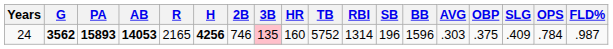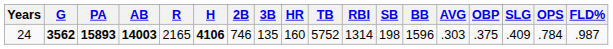(139, 35) 14053 -> (139, 35) 14003
(211, 35) 4256 -> (211, 35) 4106
(268, 35) pink background -> (268, 35) no background
(389, 35) 196 -> (389, 35) 198
